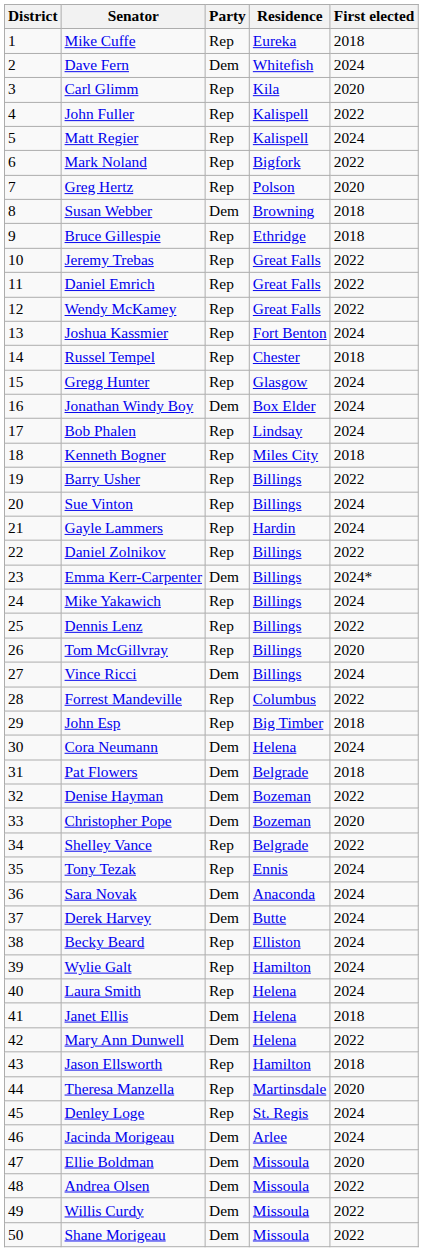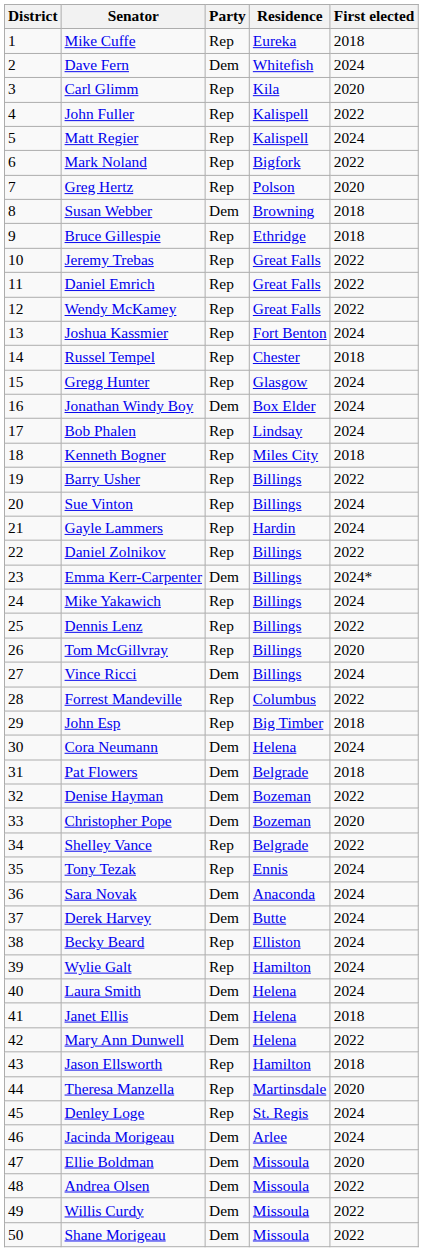(221, 991) Rep -> (224, 991) Dem
